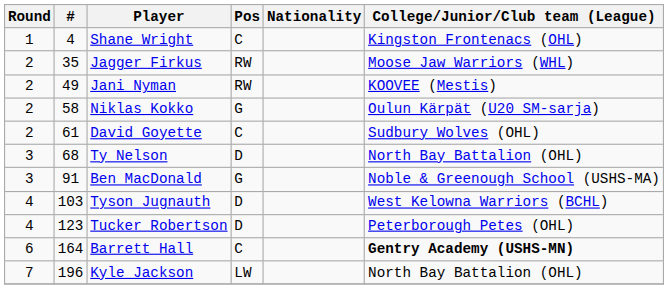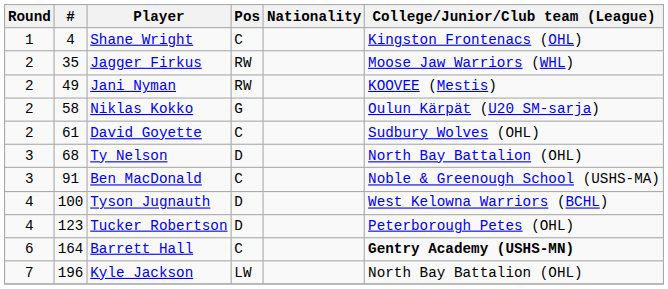(239, 179) G -> (239, 179) C
(71, 203) 103 -> (71, 203) 100
